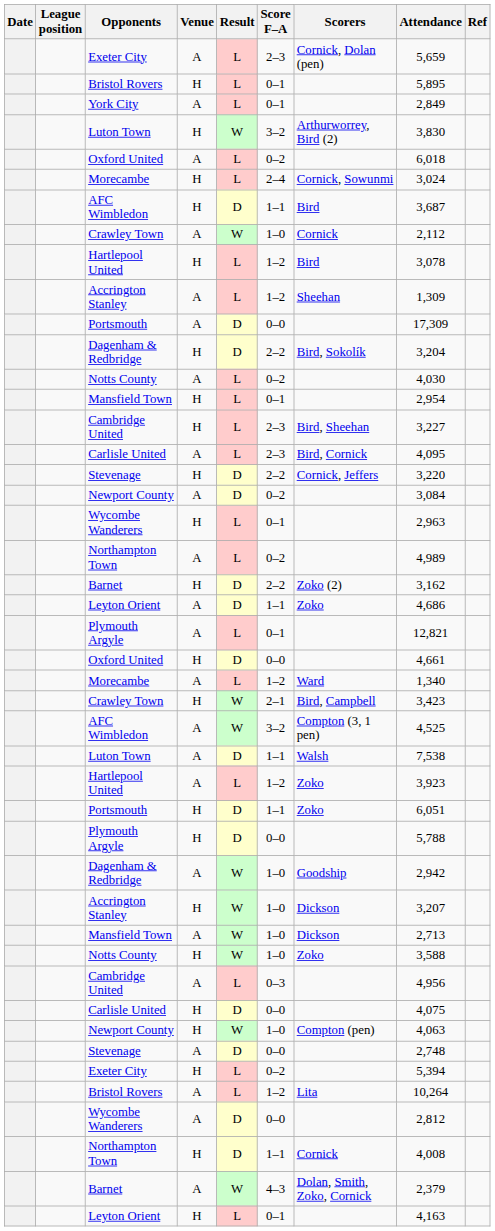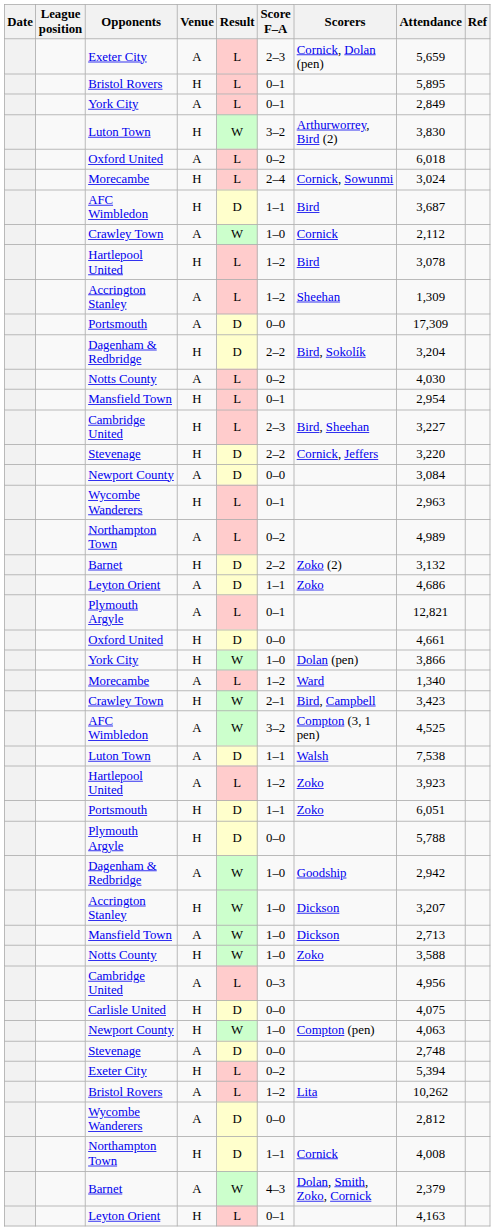- row: (127, 454)
(276, 495) 0–2 -> (276, 474) 0–0
(431, 584) 3,162 -> (431, 564) 3,132
+ row: (113, 660)
(431, 1091) 10,264 -> (431, 1091) 10,262
